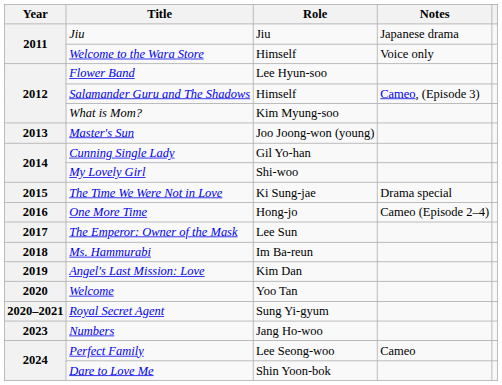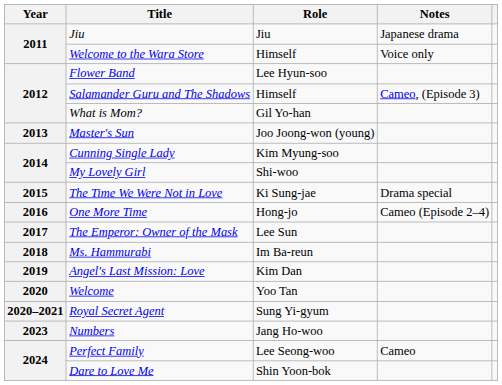(297, 113) Kim Myung-soo -> (283, 113) Gil Yo-han
(283, 152) Gil Yo-han -> (297, 152) Kim Myung-soo
